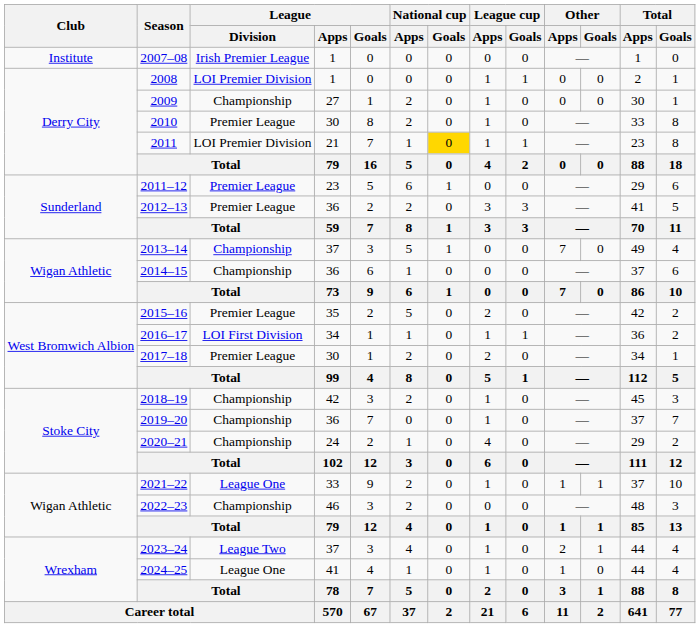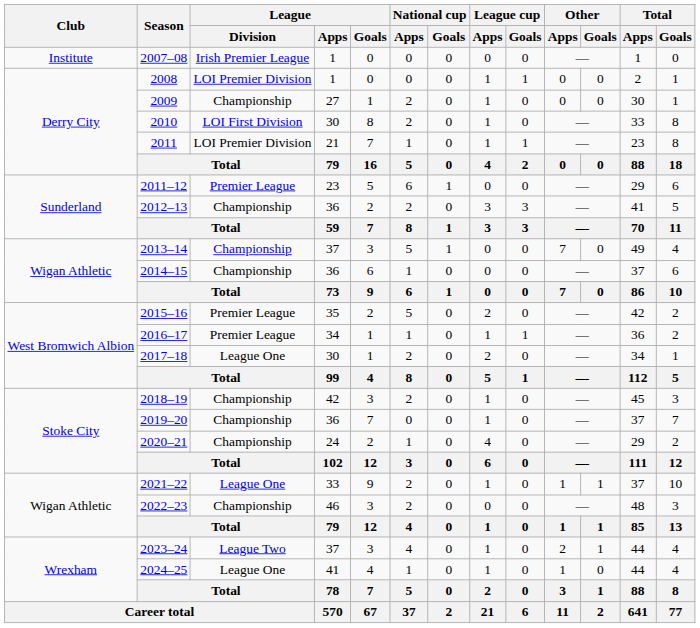(253, 121) Premier League -> (253, 121) LOI First Division
(449, 143) gold background -> (449, 143) no background
(253, 206) Premier League -> (253, 206) Championship
(253, 334) LOI First Division -> (253, 334) Premier League
(253, 356) Premier League -> (253, 356) League One
